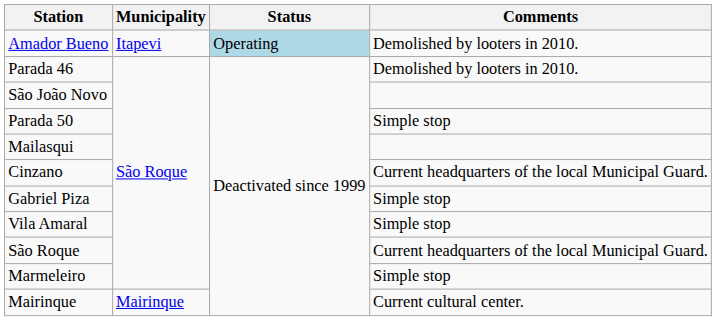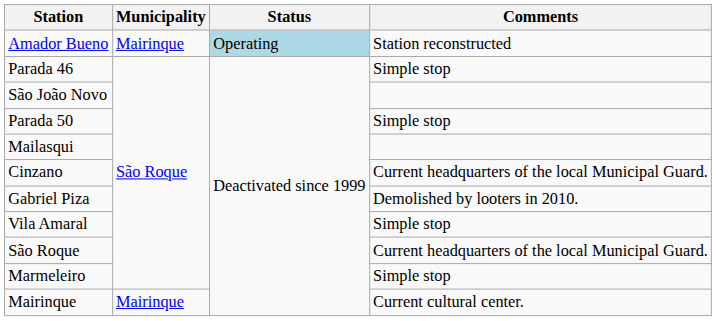(139, 43) Itapevi -> (150, 43) Mairinque
(476, 43) Demolished by looters in 2010. -> (442, 43) Station reconstructed
(476, 69) Demolished by looters in 2010. -> (412, 69) Simple stop
(412, 198) Simple stop -> (476, 198) Demolished by looters in 2010.
